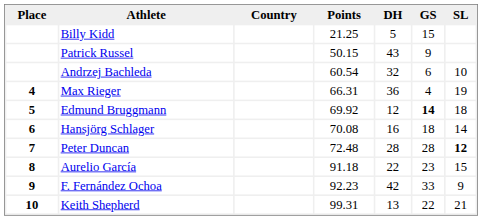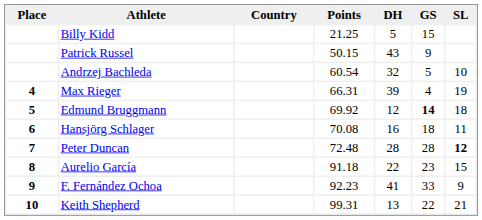(428, 72) 6 -> (428, 72) 5
(393, 91) 36 -> (393, 91) 39
(461, 128) 14 -> (461, 128) 11
(393, 185) 42 -> (393, 185) 41
